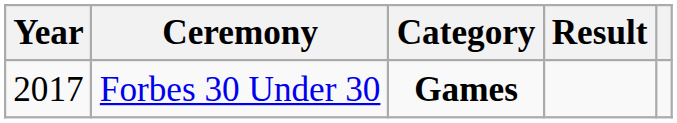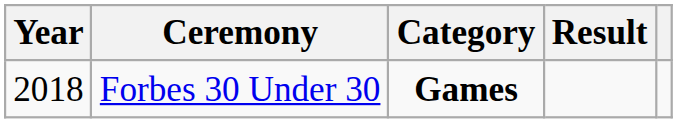(48, 88) 2017 -> (48, 88) 2018
